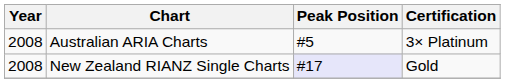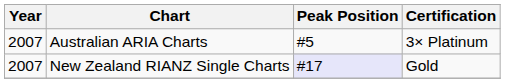(25, 41) 2008 -> (25, 41) 2007
(25, 66) 2008 -> (25, 66) 2007
